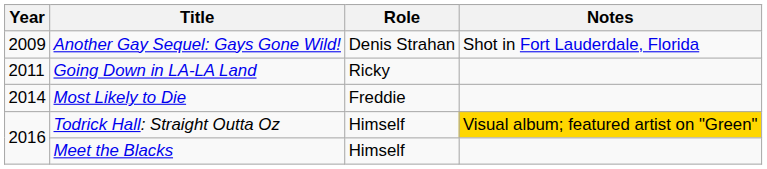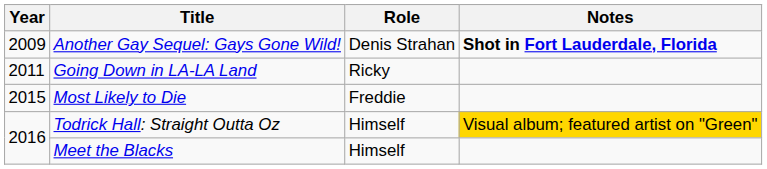(581, 44) normal -> (590, 44) bold
(27, 97) 2014 -> (27, 97) 2015
